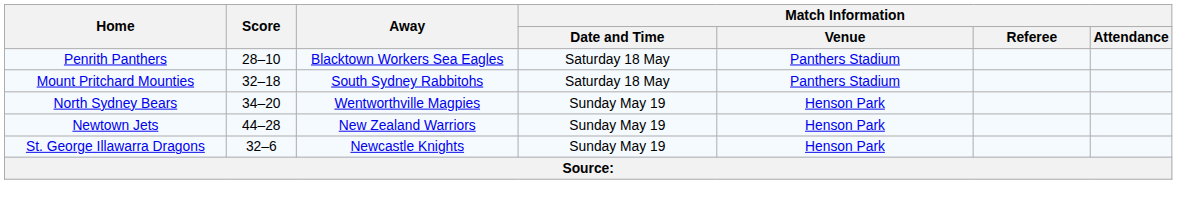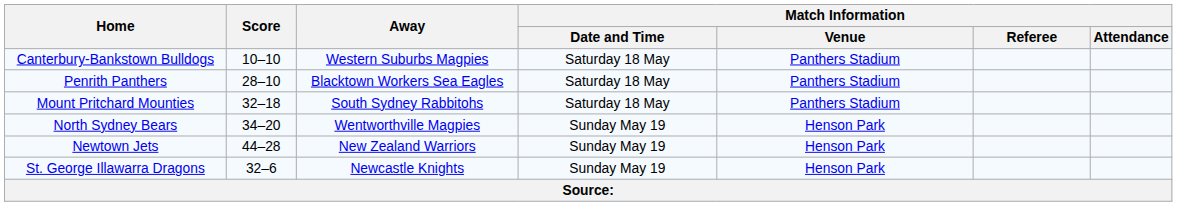+ row: (115, 59)
